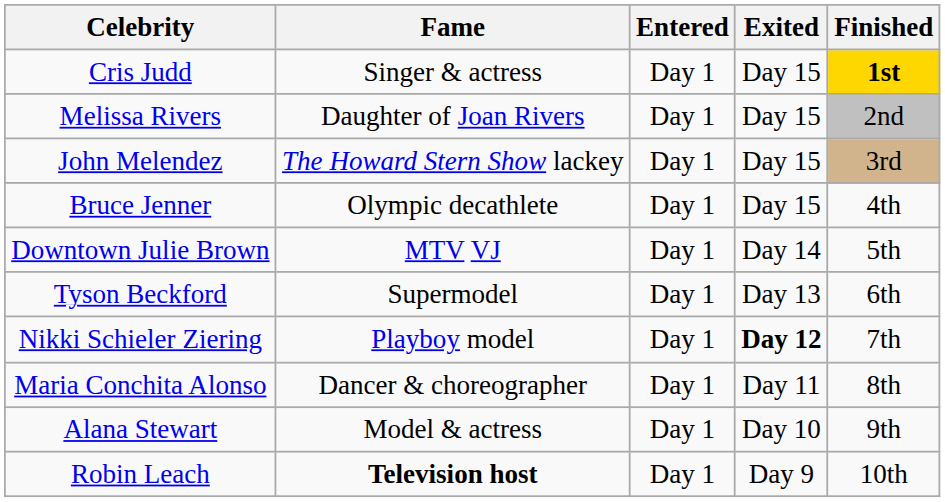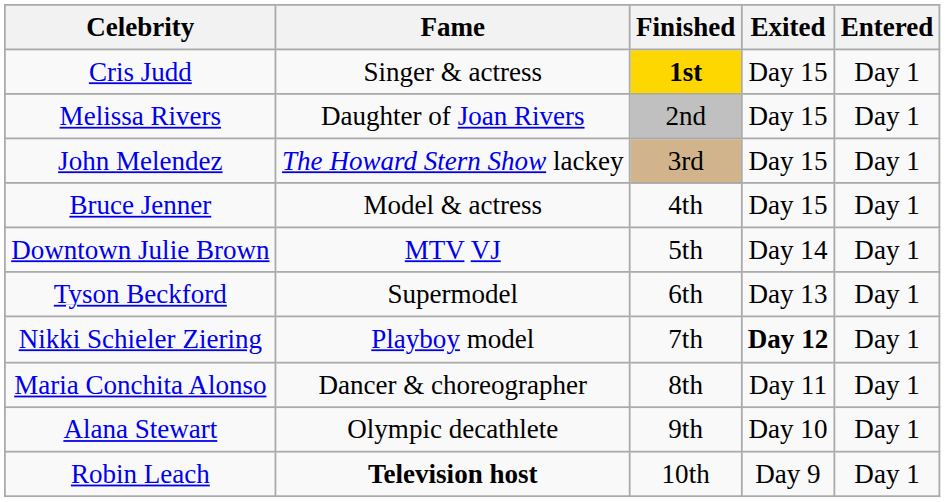columns swapped: (682, 26) <-> (884, 26)
(453, 205) Olympic decathlete -> (453, 205) Model & actress
(453, 428) Model & actress -> (453, 428) Olympic decathlete
